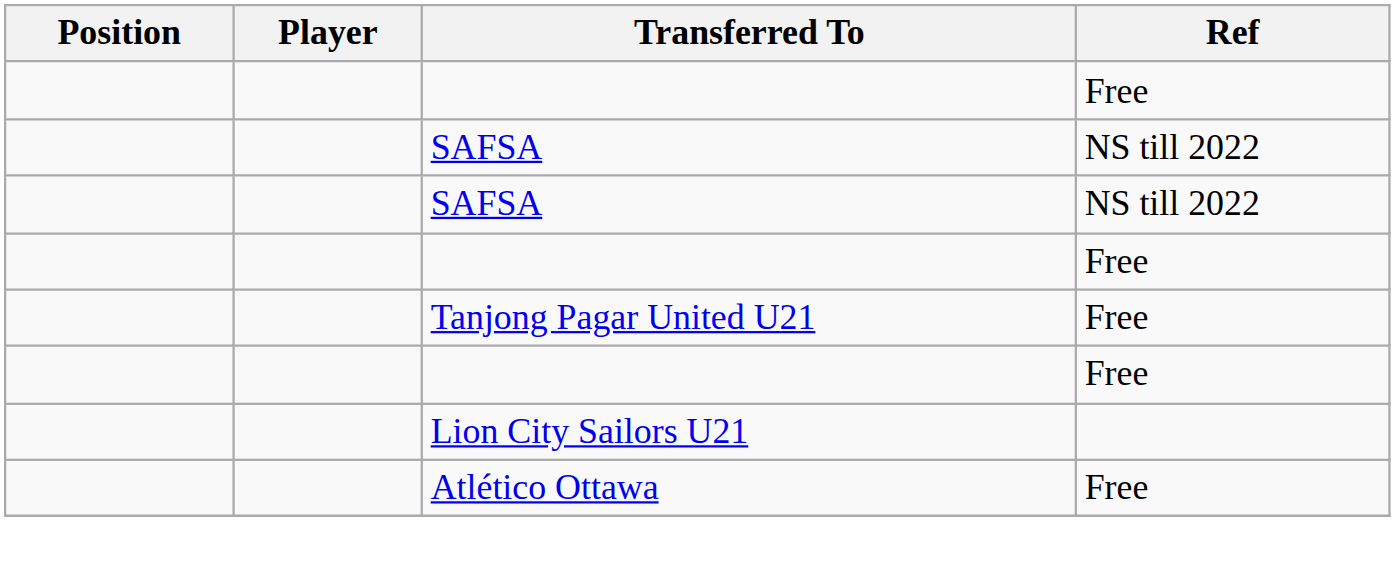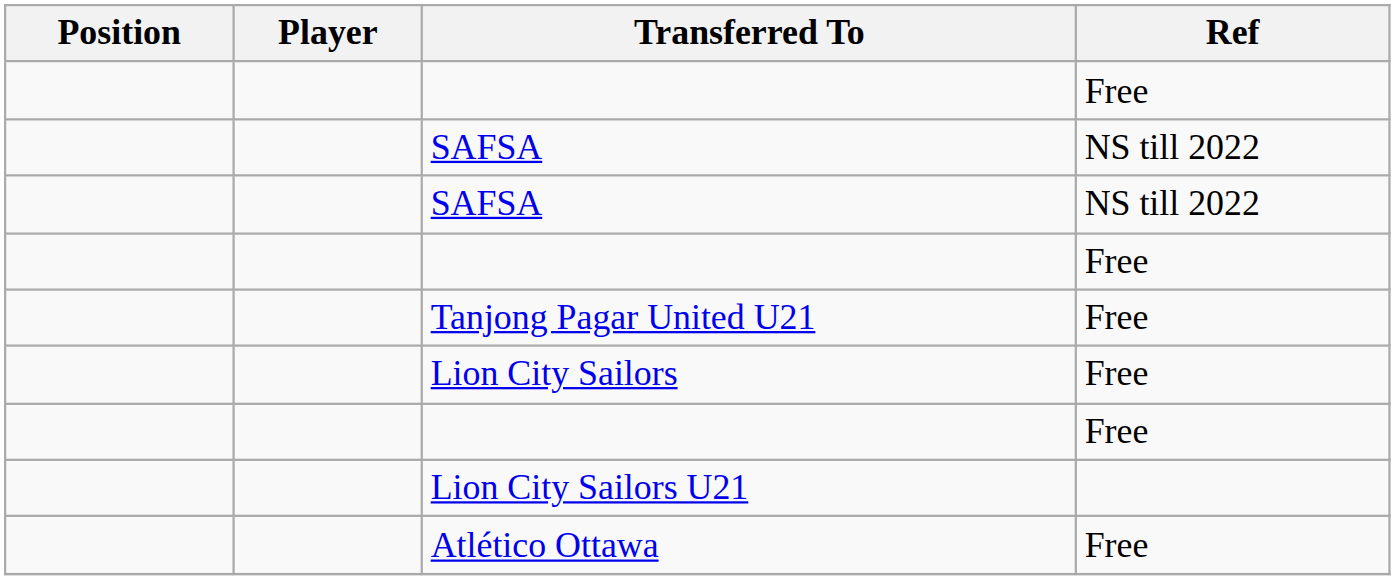+ row: (554, 373)
